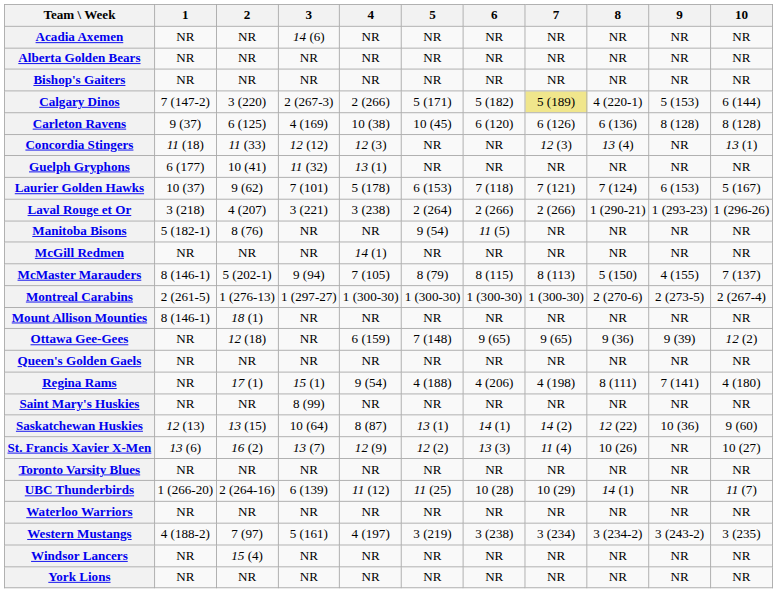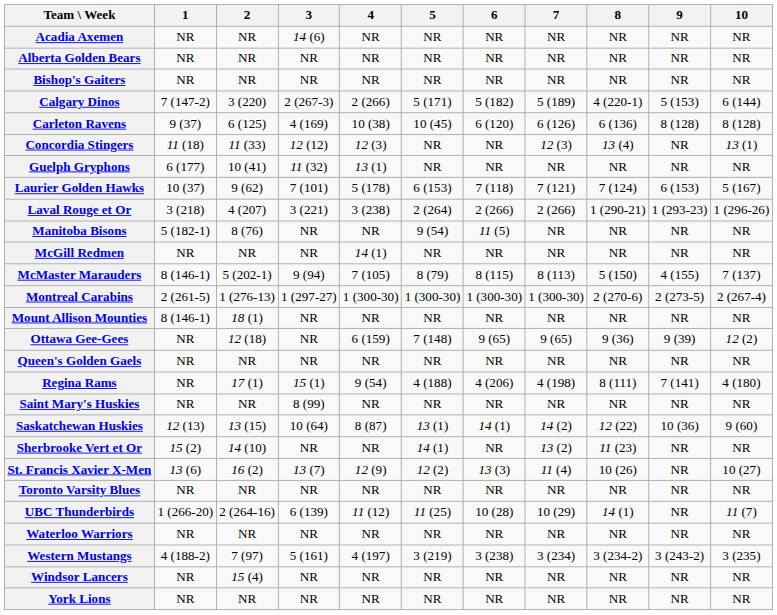(556, 102) khaki background -> (556, 102) no background
+ row: (79, 447)
